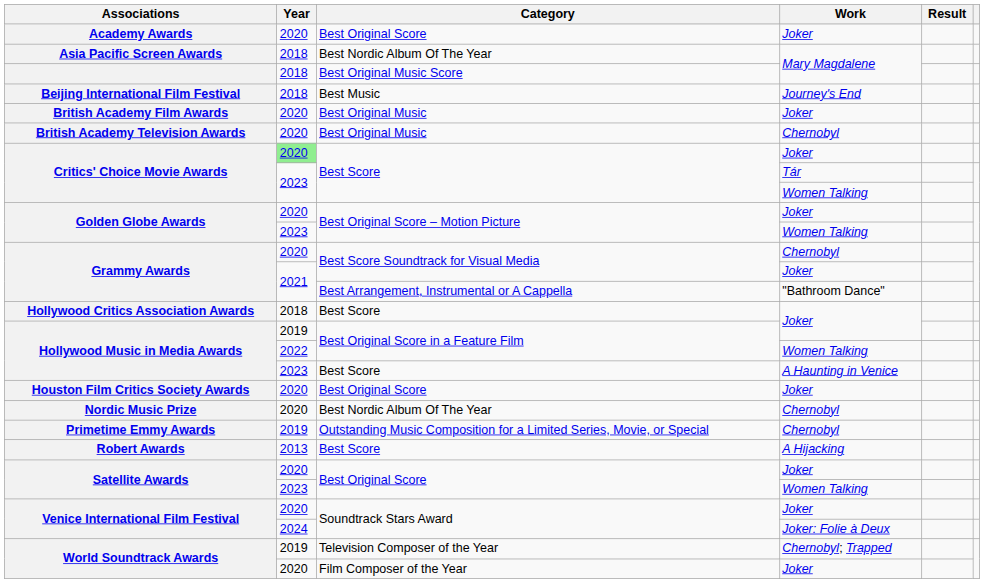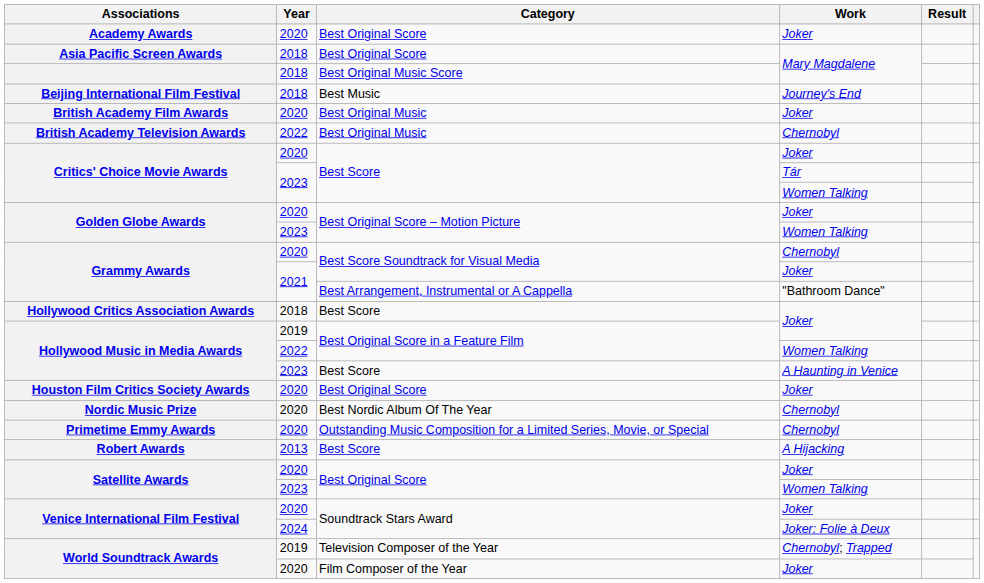(405, 53) Best Nordic Album Of The Year -> (373, 53) Best Original Score
(294, 133) 2020 -> (294, 133) 2022
(294, 152) lightgreen background -> (294, 152) no background
(294, 430) 2019 -> (294, 430) 2020
